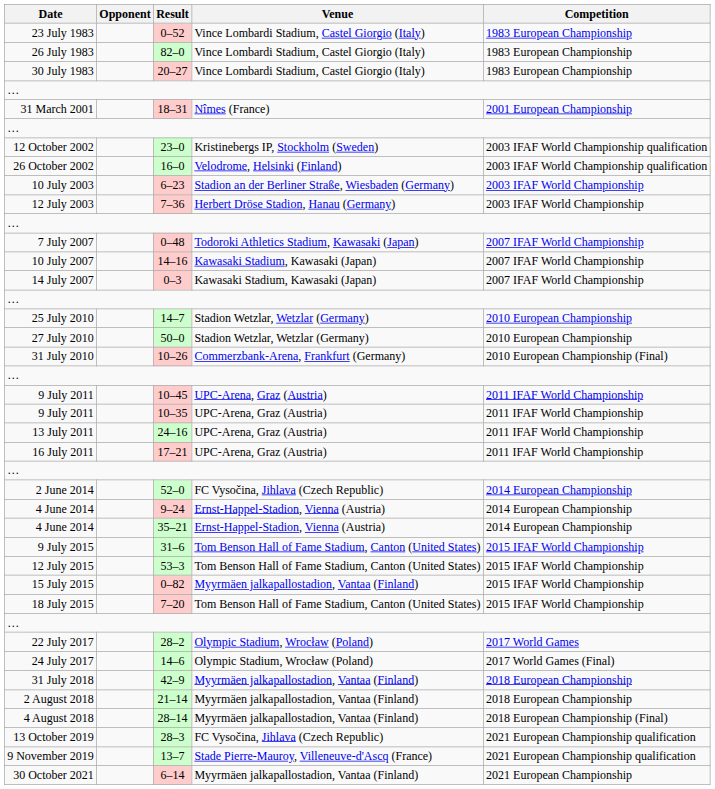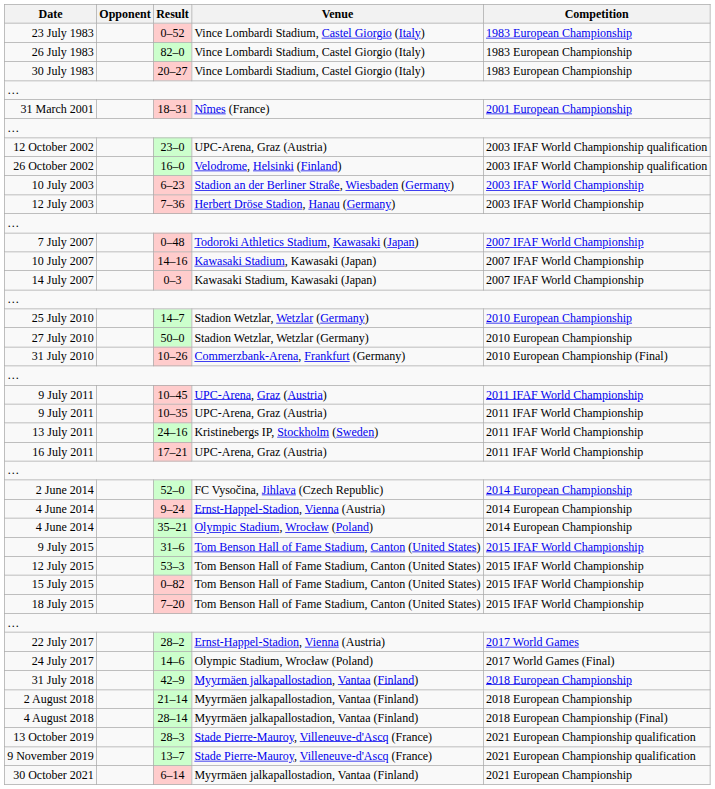(286, 147) Kristinebergs IP, Stockholm (Sweden) -> (261, 147) UPC-Arena, Graz (Austria)
(261, 432) UPC-Arena, Graz (Austria) -> (286, 432) Kristinebergs IP, Stockholm (Sweden)
(290, 527) Ernst-Happel-Stadion, Vienna (Austria) -> (284, 527) Olympic Stadium, Wrocław (Poland)
(306, 584) Myyrmäen jalkapallostadion, Vantaa (Finland) -> (337, 584) Tom Benson Hall of Fame Stadium, Canton (United States)
(284, 642) Olympic Stadium, Wrocław (Poland) -> (290, 642) Ernst-Happel-Stadion, Vienna (Austria)
(289, 737) FC Vysočina, Jihlava (Czech Republic) -> (313, 737) Stade Pierre-Mauroy, Villeneuve-d'Ascq (France)
